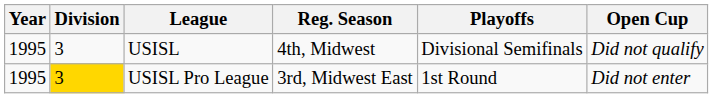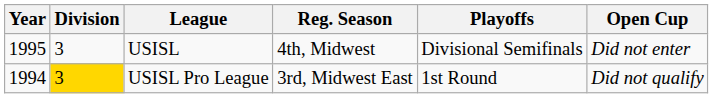(647, 48) Did not qualify -> (641, 48) Did not enter
(27, 78) 1995 -> (27, 78) 1994
(641, 78) Did not enter -> (647, 78) Did not qualify
